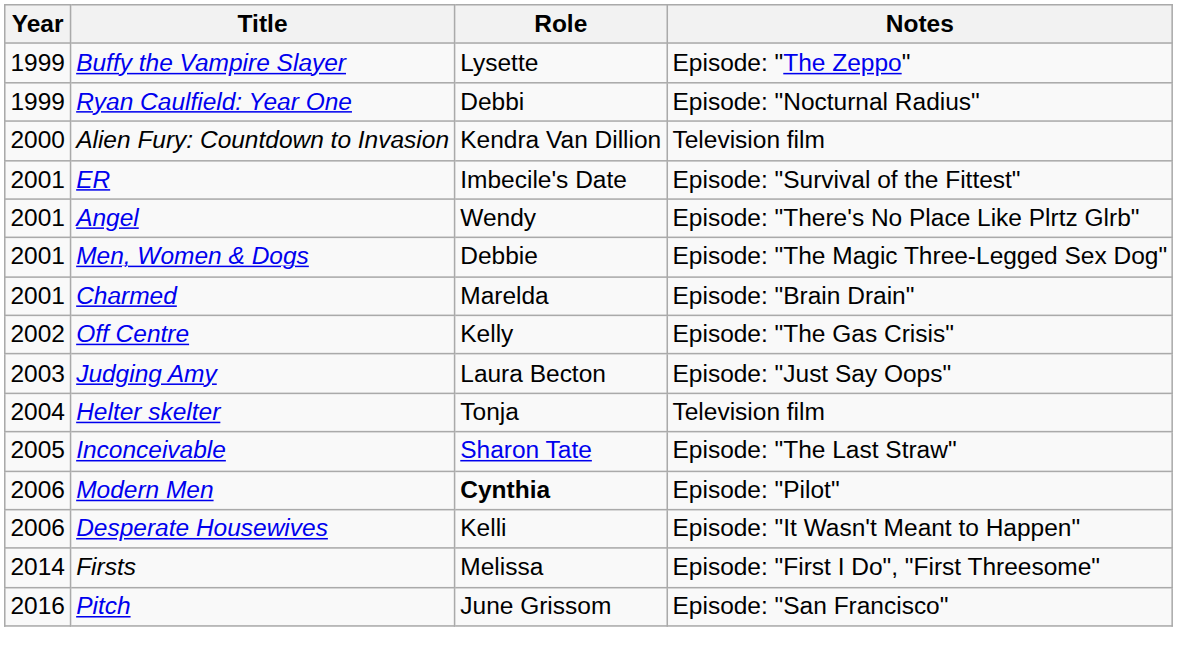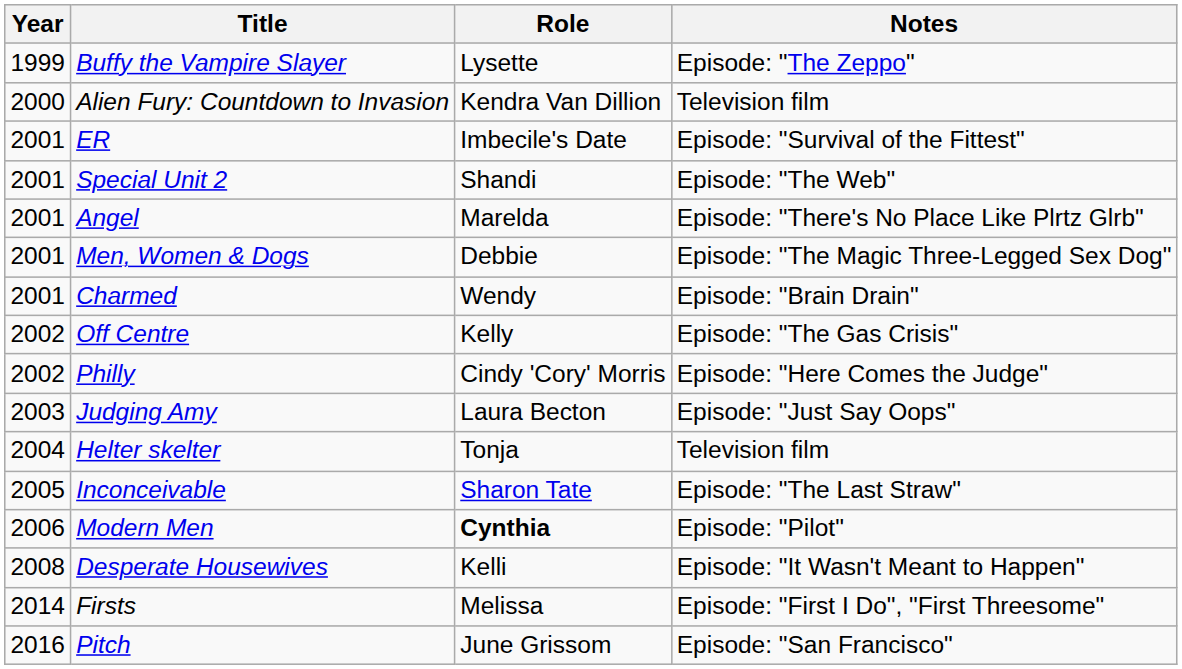- row: (214, 101)
+ row: (152, 179)
(498, 218) Wendy -> (505, 218) Marelda
(505, 295) Marelda -> (498, 295) Wendy
+ row: (105, 373)
(38, 528) 2006 -> (38, 567) 2008
